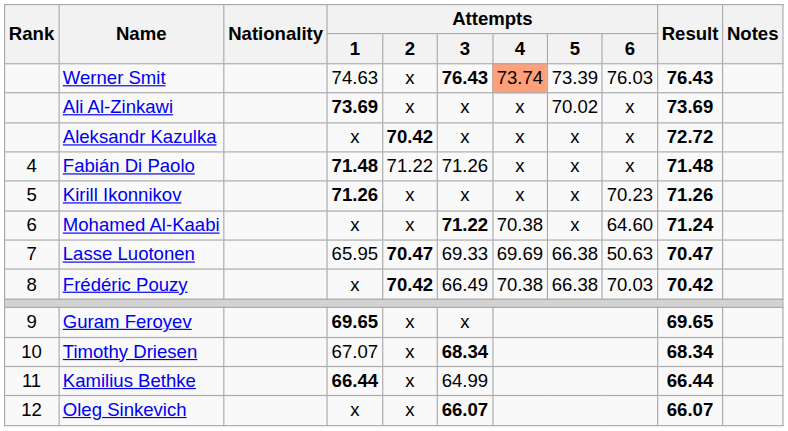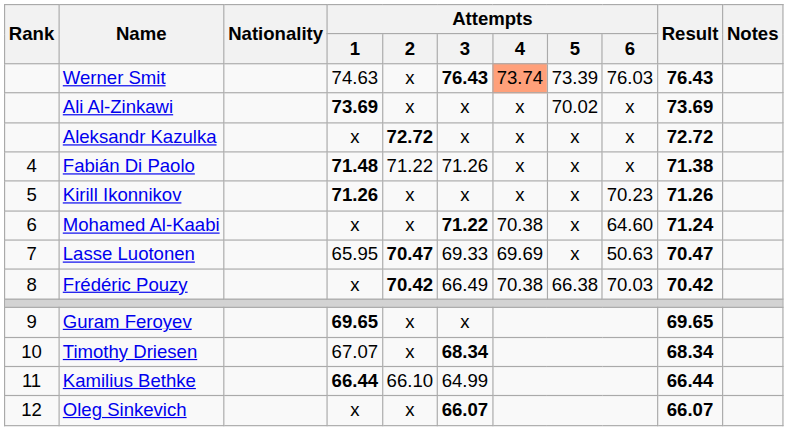(410, 136) 70.42 -> (410, 136) 72.72
(690, 166) 71.48 -> (690, 166) 71.38
(575, 254) 66.38 -> (575, 254) x
(410, 380) x -> (410, 380) 66.10
